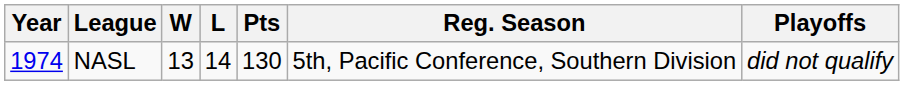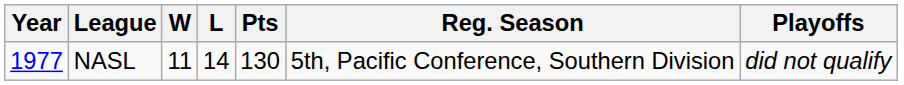(37, 60) 1974 -> (37, 60) 1977
(181, 60) 13 -> (180, 60) 11
